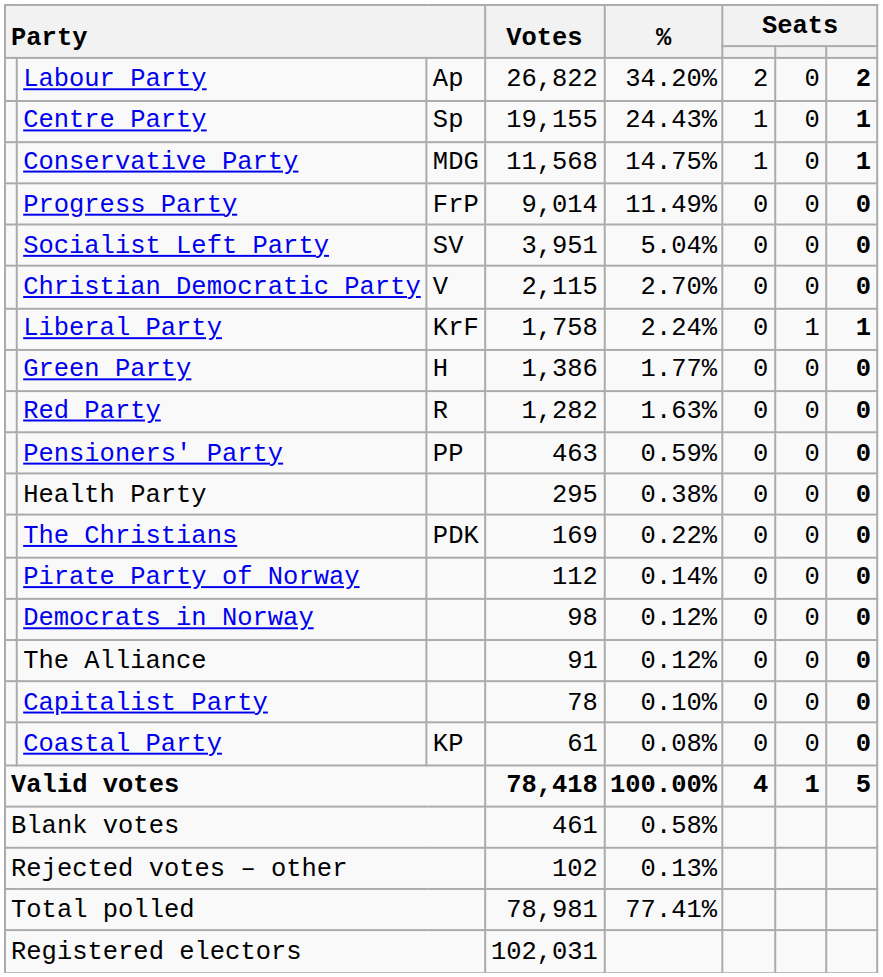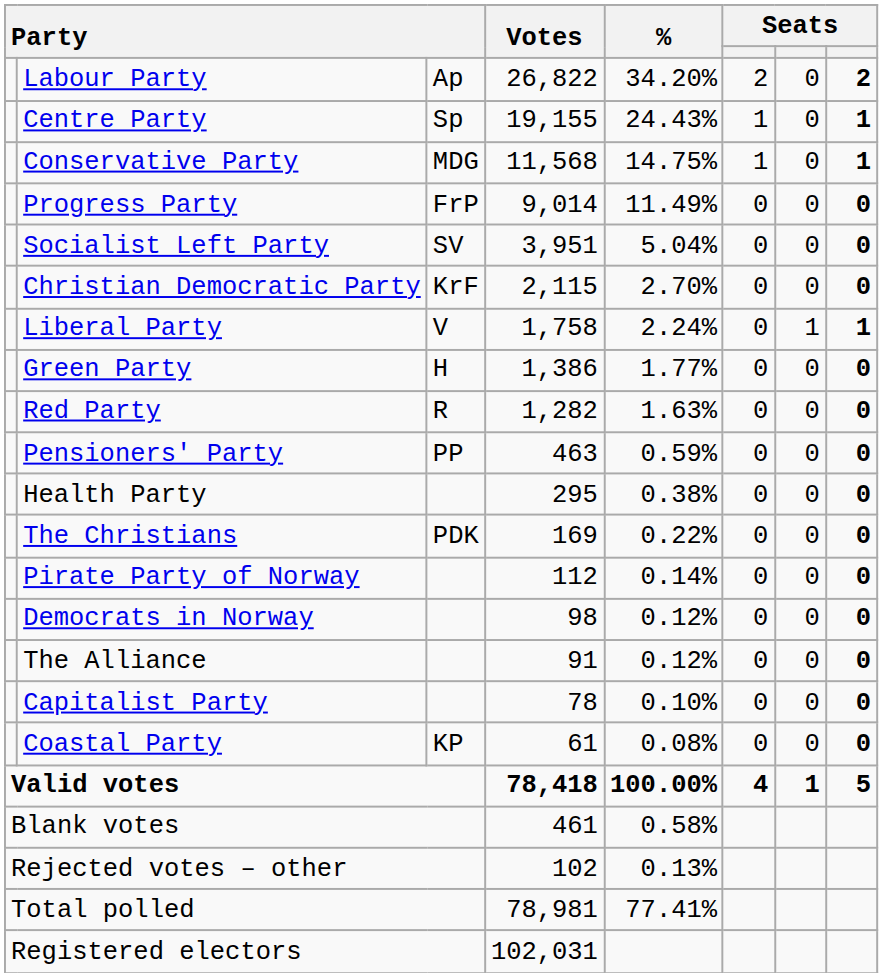(441, 287) V -> (456, 287) KrF
(456, 329) KrF -> (441, 329) V
